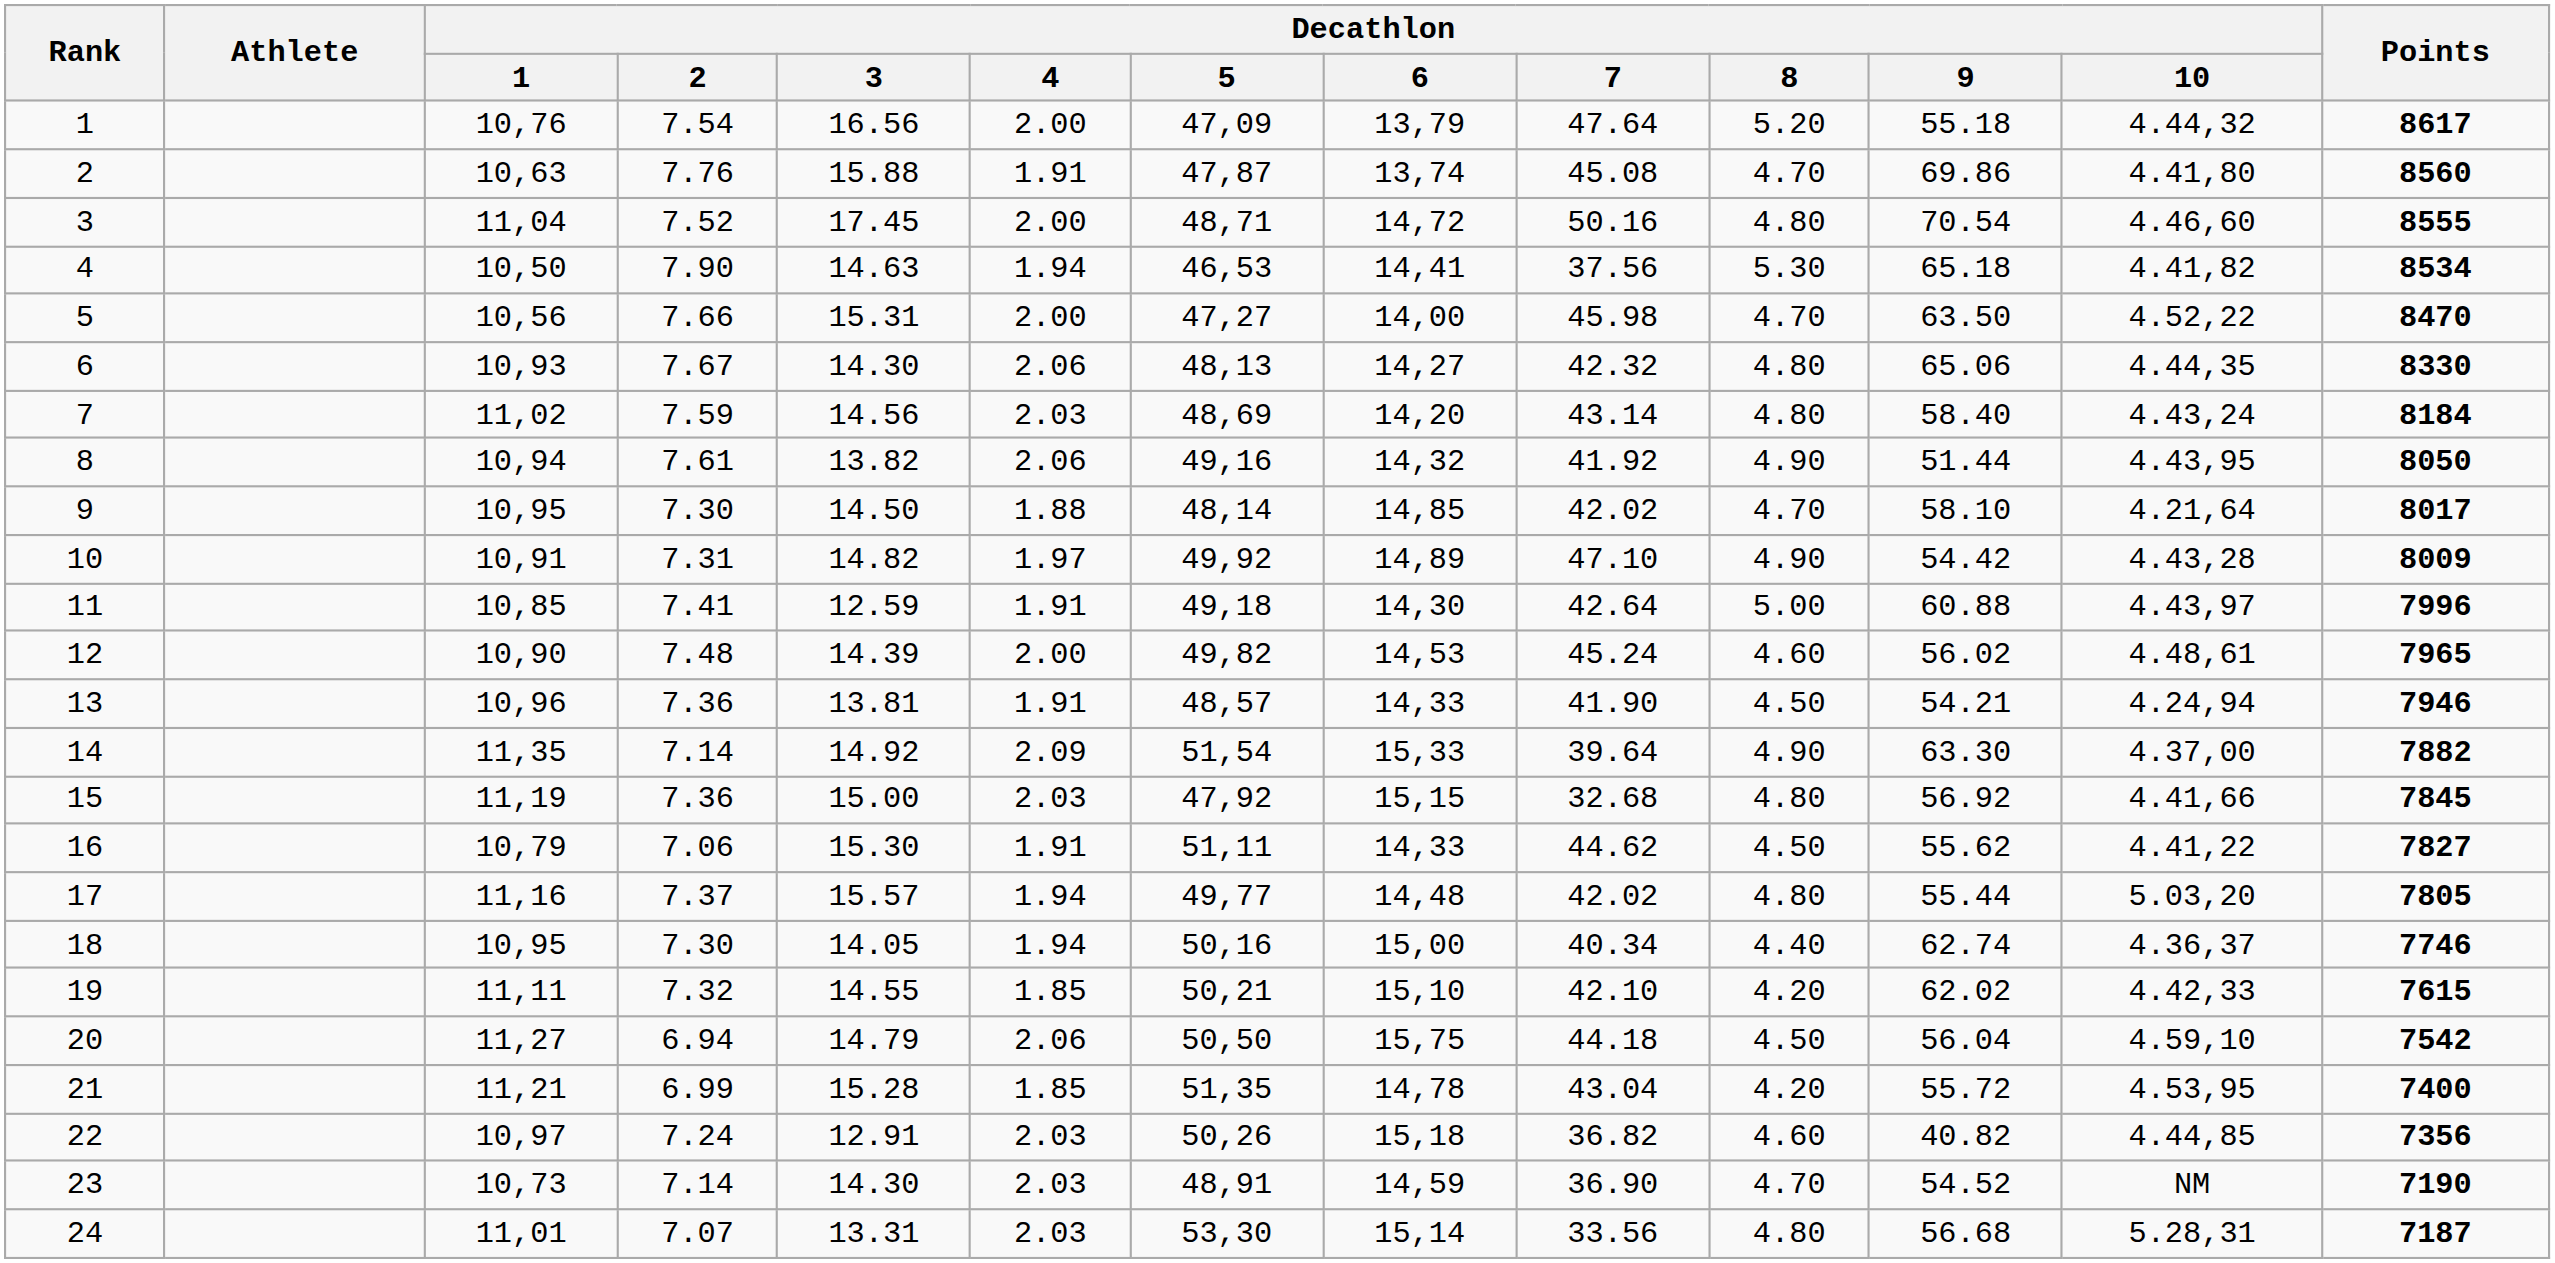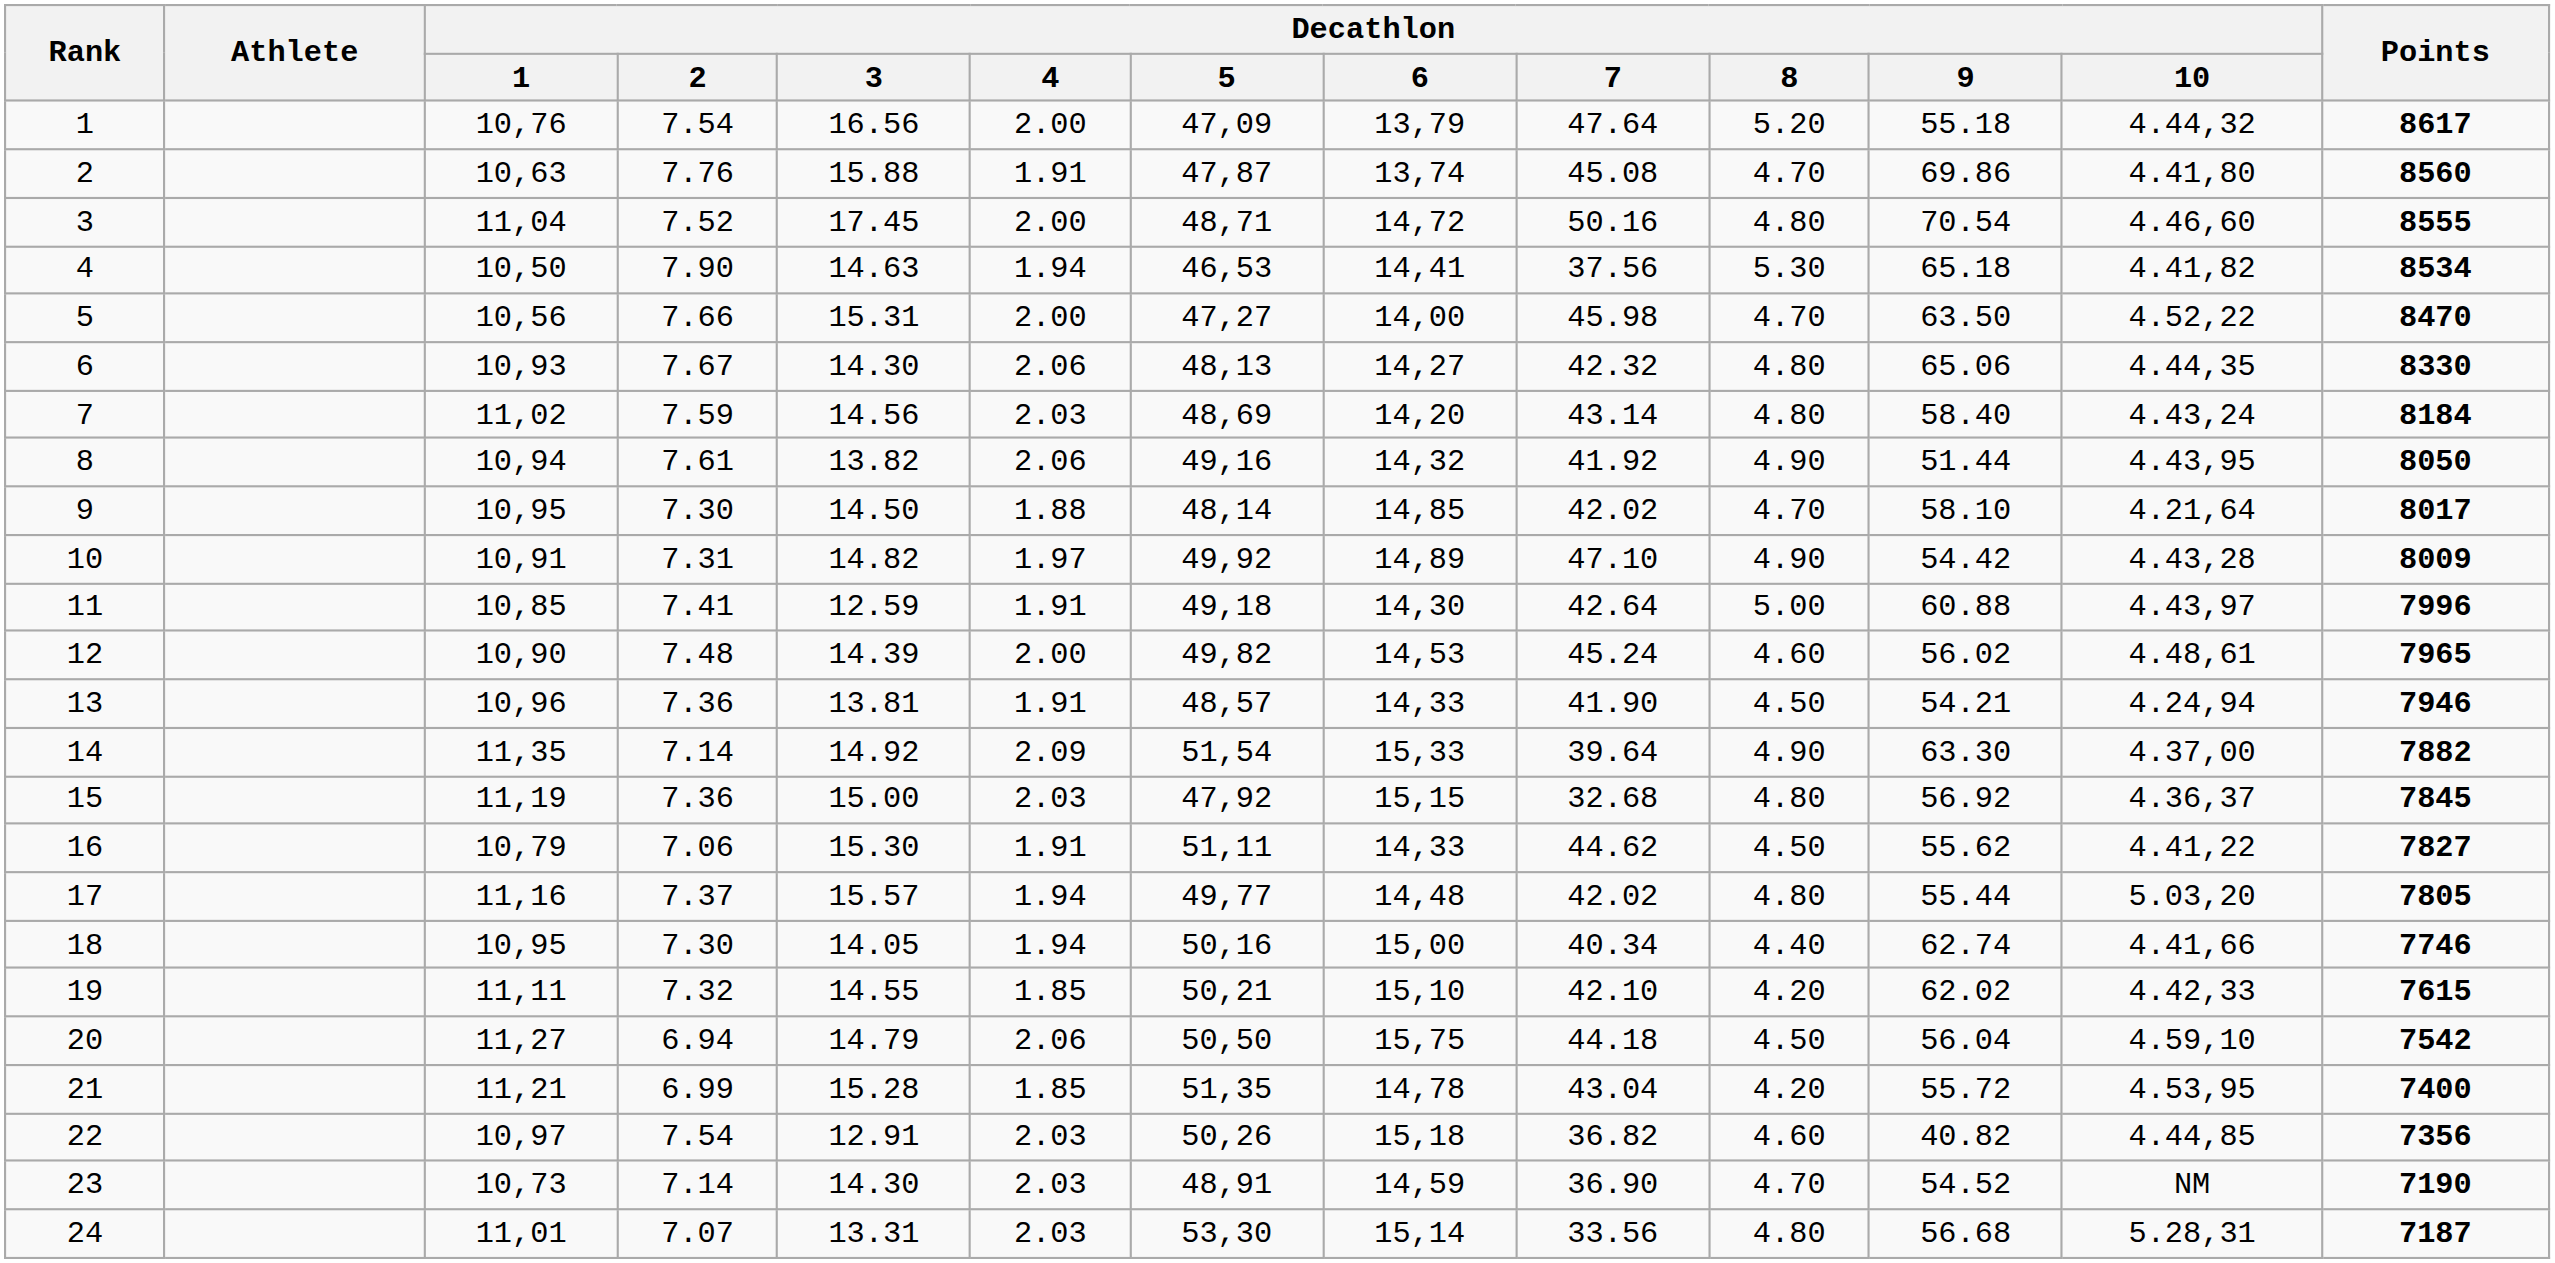(2192, 800) 4.41,66 -> (2192, 800) 4.36,37
(2192, 945) 4.36,37 -> (2192, 945) 4.41,66
(698, 1137) 7.24 -> (698, 1137) 7.54
